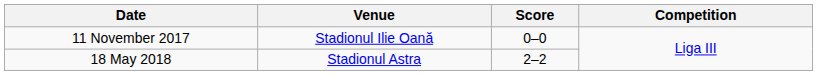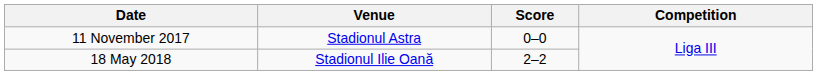(374, 38) Stadionul Ilie Oană -> (374, 38) Stadionul Astra
(374, 60) Stadionul Astra -> (374, 60) Stadionul Ilie Oană
